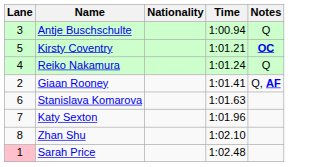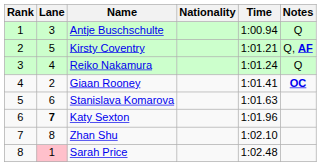+ column: (20, 13)
(266, 48) OC -> (298, 48) Q, AF
(266, 83) Q, AF -> (298, 83) OC
(20, 118) normal -> (52, 118) bold
